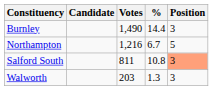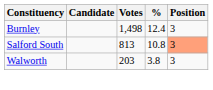(131, 28) 1,490 -> (131, 28) 1,498
(156, 28) 14.4 -> (156, 28) 12.4
- row: (34, 45)
(127, 61) 811 -> (127, 45) 813
(154, 77) 1.3 -> (154, 61) 3.8
